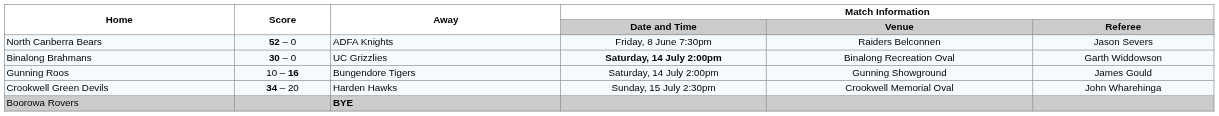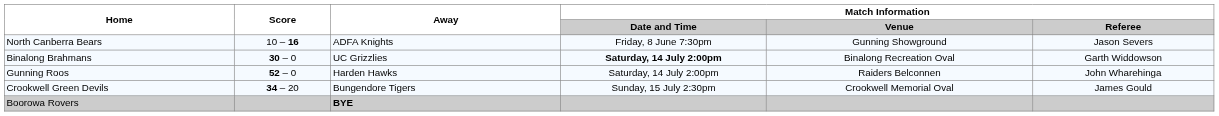(283, 42) 52 – 0 -> (283, 42) 10 – 16
(899, 42) Raiders Belconnen -> (899, 42) Gunning Showground
(283, 73) 10 – 16 -> (283, 73) 52 – 0
(374, 73) Bungendore Tigers -> (365, 73) Harden Hawks
(899, 73) Gunning Showground -> (899, 73) Raiders Belconnen
(1123, 73) James Gould -> (1123, 73) John Wharehinga
(365, 88) Harden Hawks -> (374, 88) Bungendore Tigers
(1123, 88) John Wharehinga -> (1123, 88) James Gould
